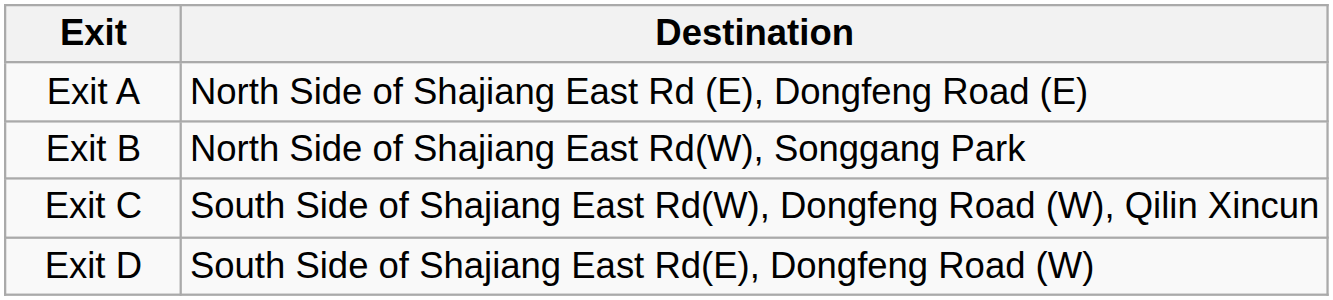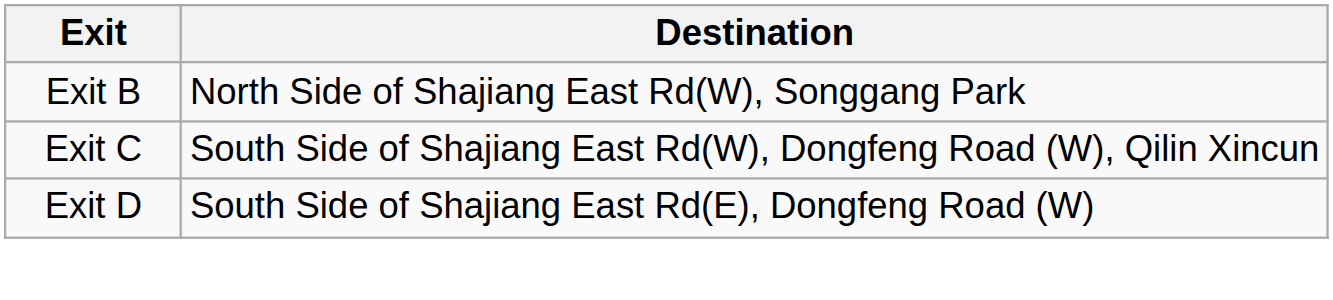- row: (93, 91)
